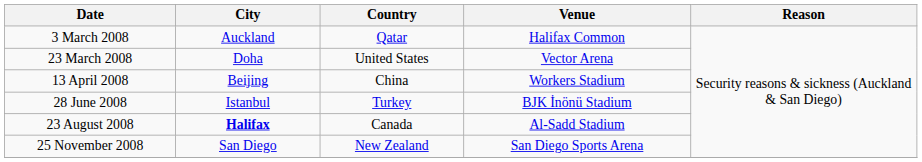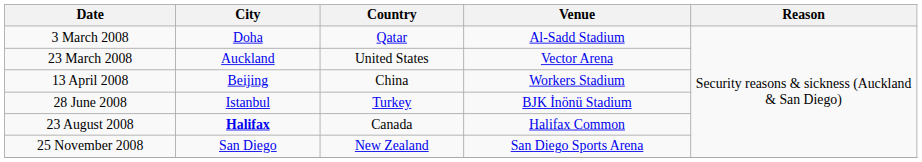(248, 37) Auckland -> (248, 37) Doha
(577, 37) Halifax Common -> (577, 37) Al-Sadd Stadium
(248, 59) Doha -> (248, 59) Auckland
(577, 124) Al-Sadd Stadium -> (577, 124) Halifax Common
